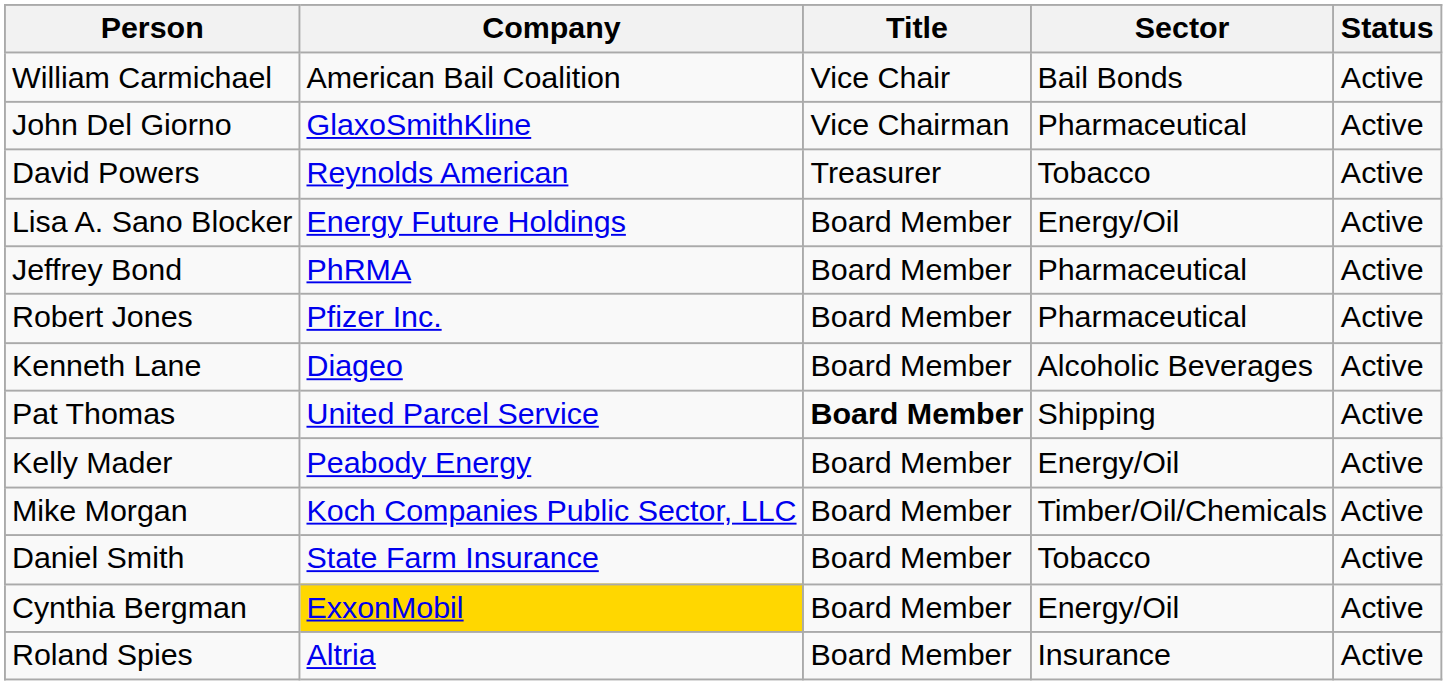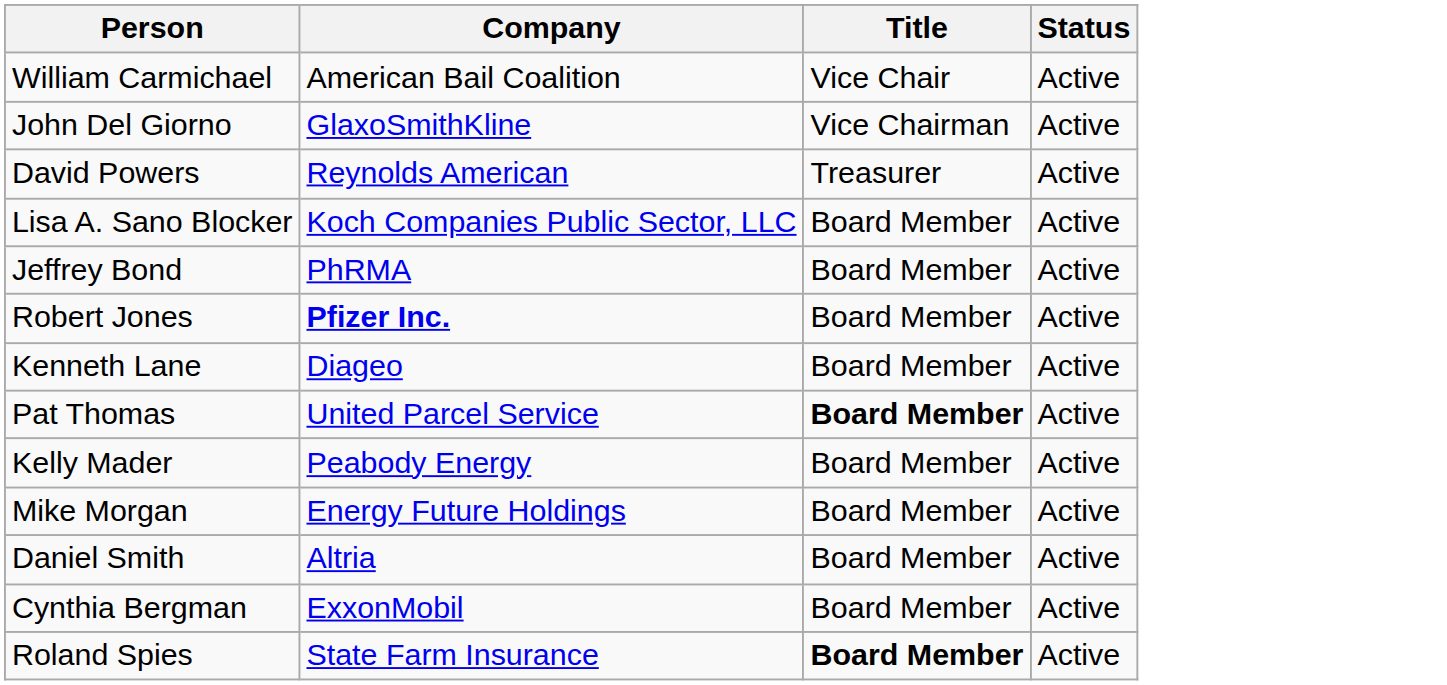- column: (1182, 28)
(466, 221) Energy Future Holdings -> (552, 221) Koch Companies Public Sector, LLC
(374, 317) normal -> (378, 317) bold
(552, 510) Koch Companies Public Sector, LLC -> (466, 510) Energy Future Holdings
(453, 558) State Farm Insurance -> (341, 558) Altria
(385, 607) gold background -> (385, 607) no background
(341, 655) Altria -> (453, 655) State Farm Insurance
(911, 655) normal -> (917, 655) bold
